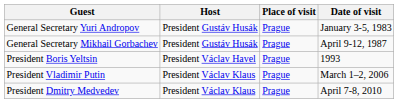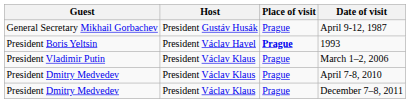- row: (356, 28)
(276, 59) normal -> (277, 43) bold
+ row: (362, 91)
